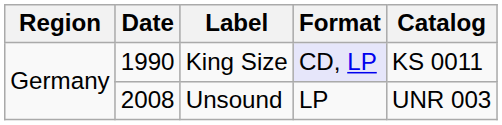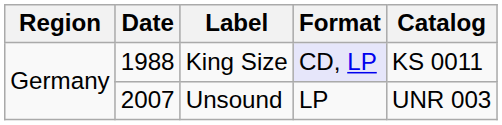(148, 61) 1990 -> (148, 61) 1988
(148, 100) 2008 -> (148, 100) 2007
